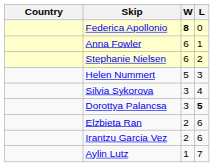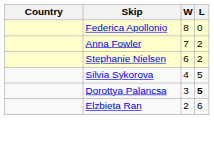(186, 28) bold -> (186, 28) normal
(186, 43) 6 -> (186, 43) 7
(200, 43) 1 -> (200, 43) 2
- row: (120, 75)
(186, 91) 3 -> (186, 75) 4
(200, 91) 4 -> (200, 75) 5
- row: (126, 138)
- row: (107, 153)
